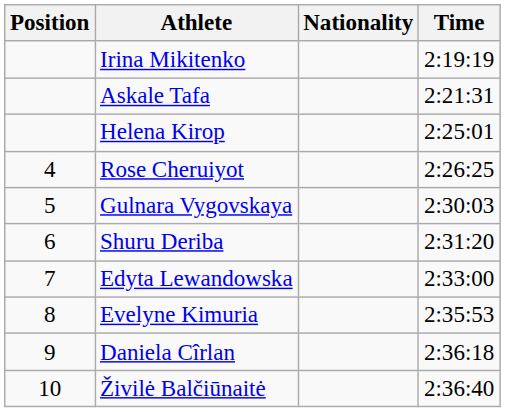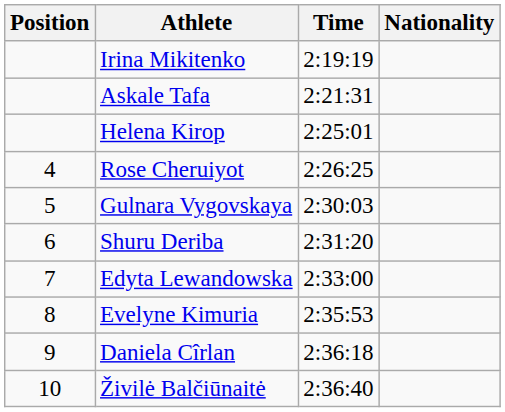columns swapped: (358, 22) <-> (459, 22)
